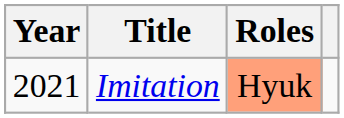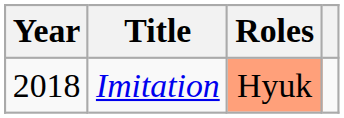(47, 84) 2021 -> (47, 84) 2018
